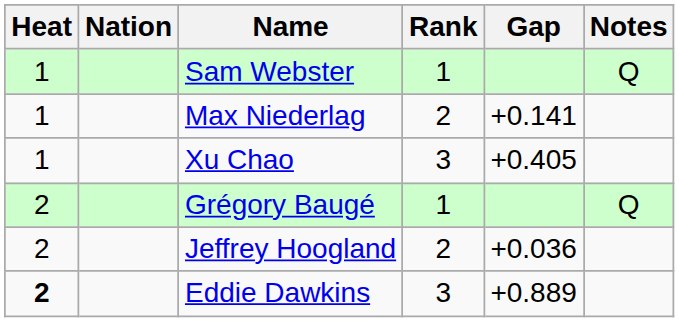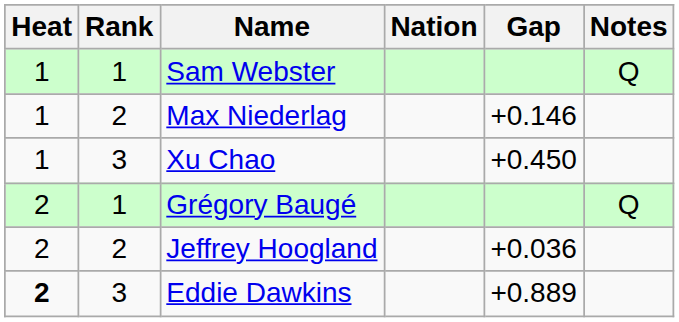columns swapped: (443, 26) <-> (128, 26)
(534, 115) +0.141 -> (534, 115) +0.146
(534, 159) +0.405 -> (534, 159) +0.450
